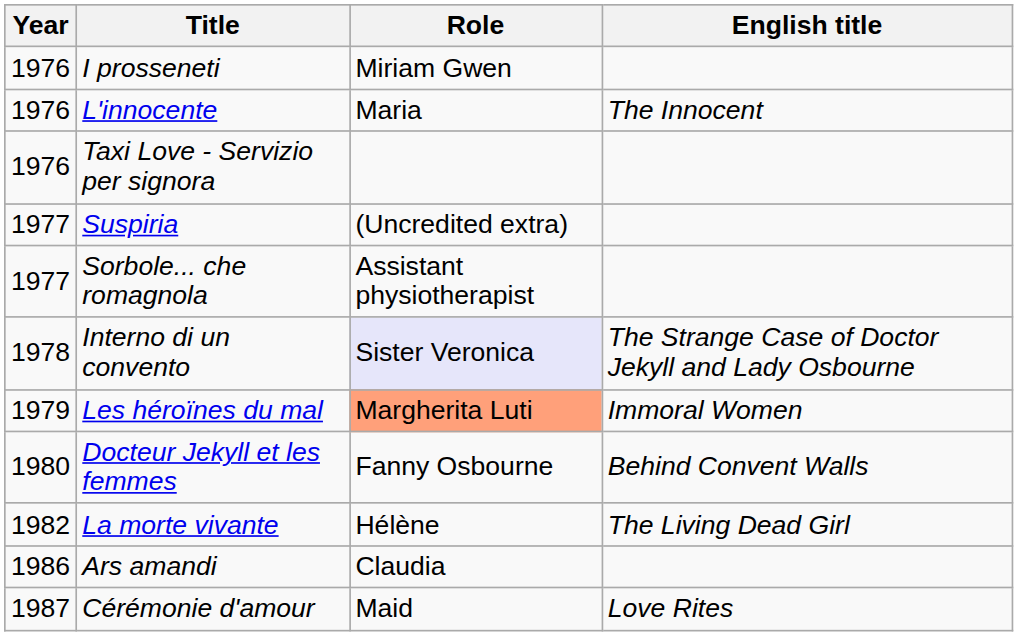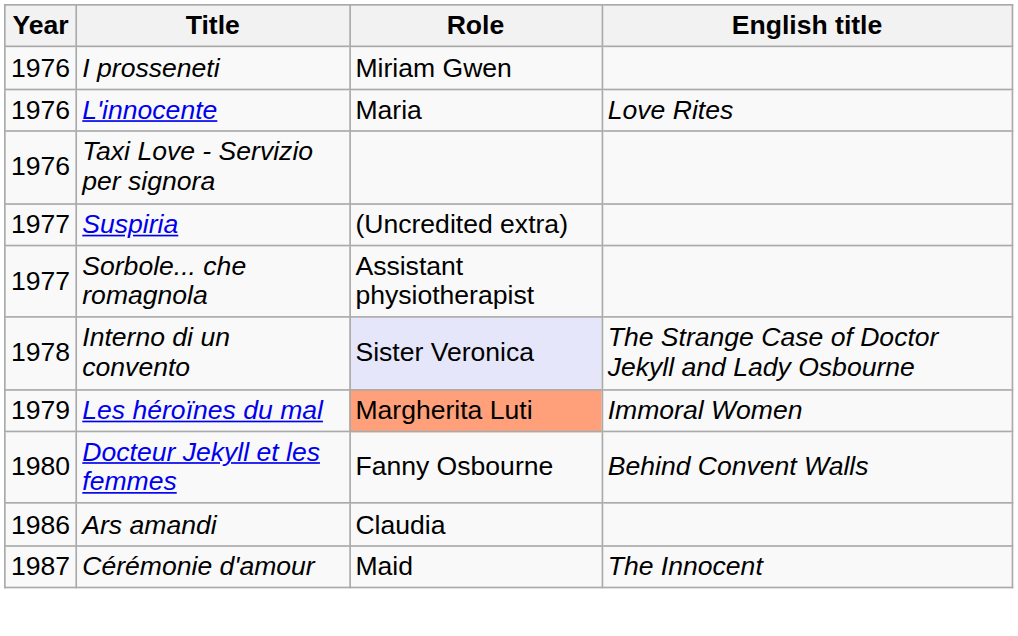(685, 109) The Innocent -> (670, 109) Love Rites
- row: (180, 524)
(670, 608) Love Rites -> (685, 566) The Innocent
